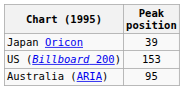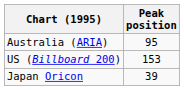rows swapped: (58, 77) <-> (45, 42)
